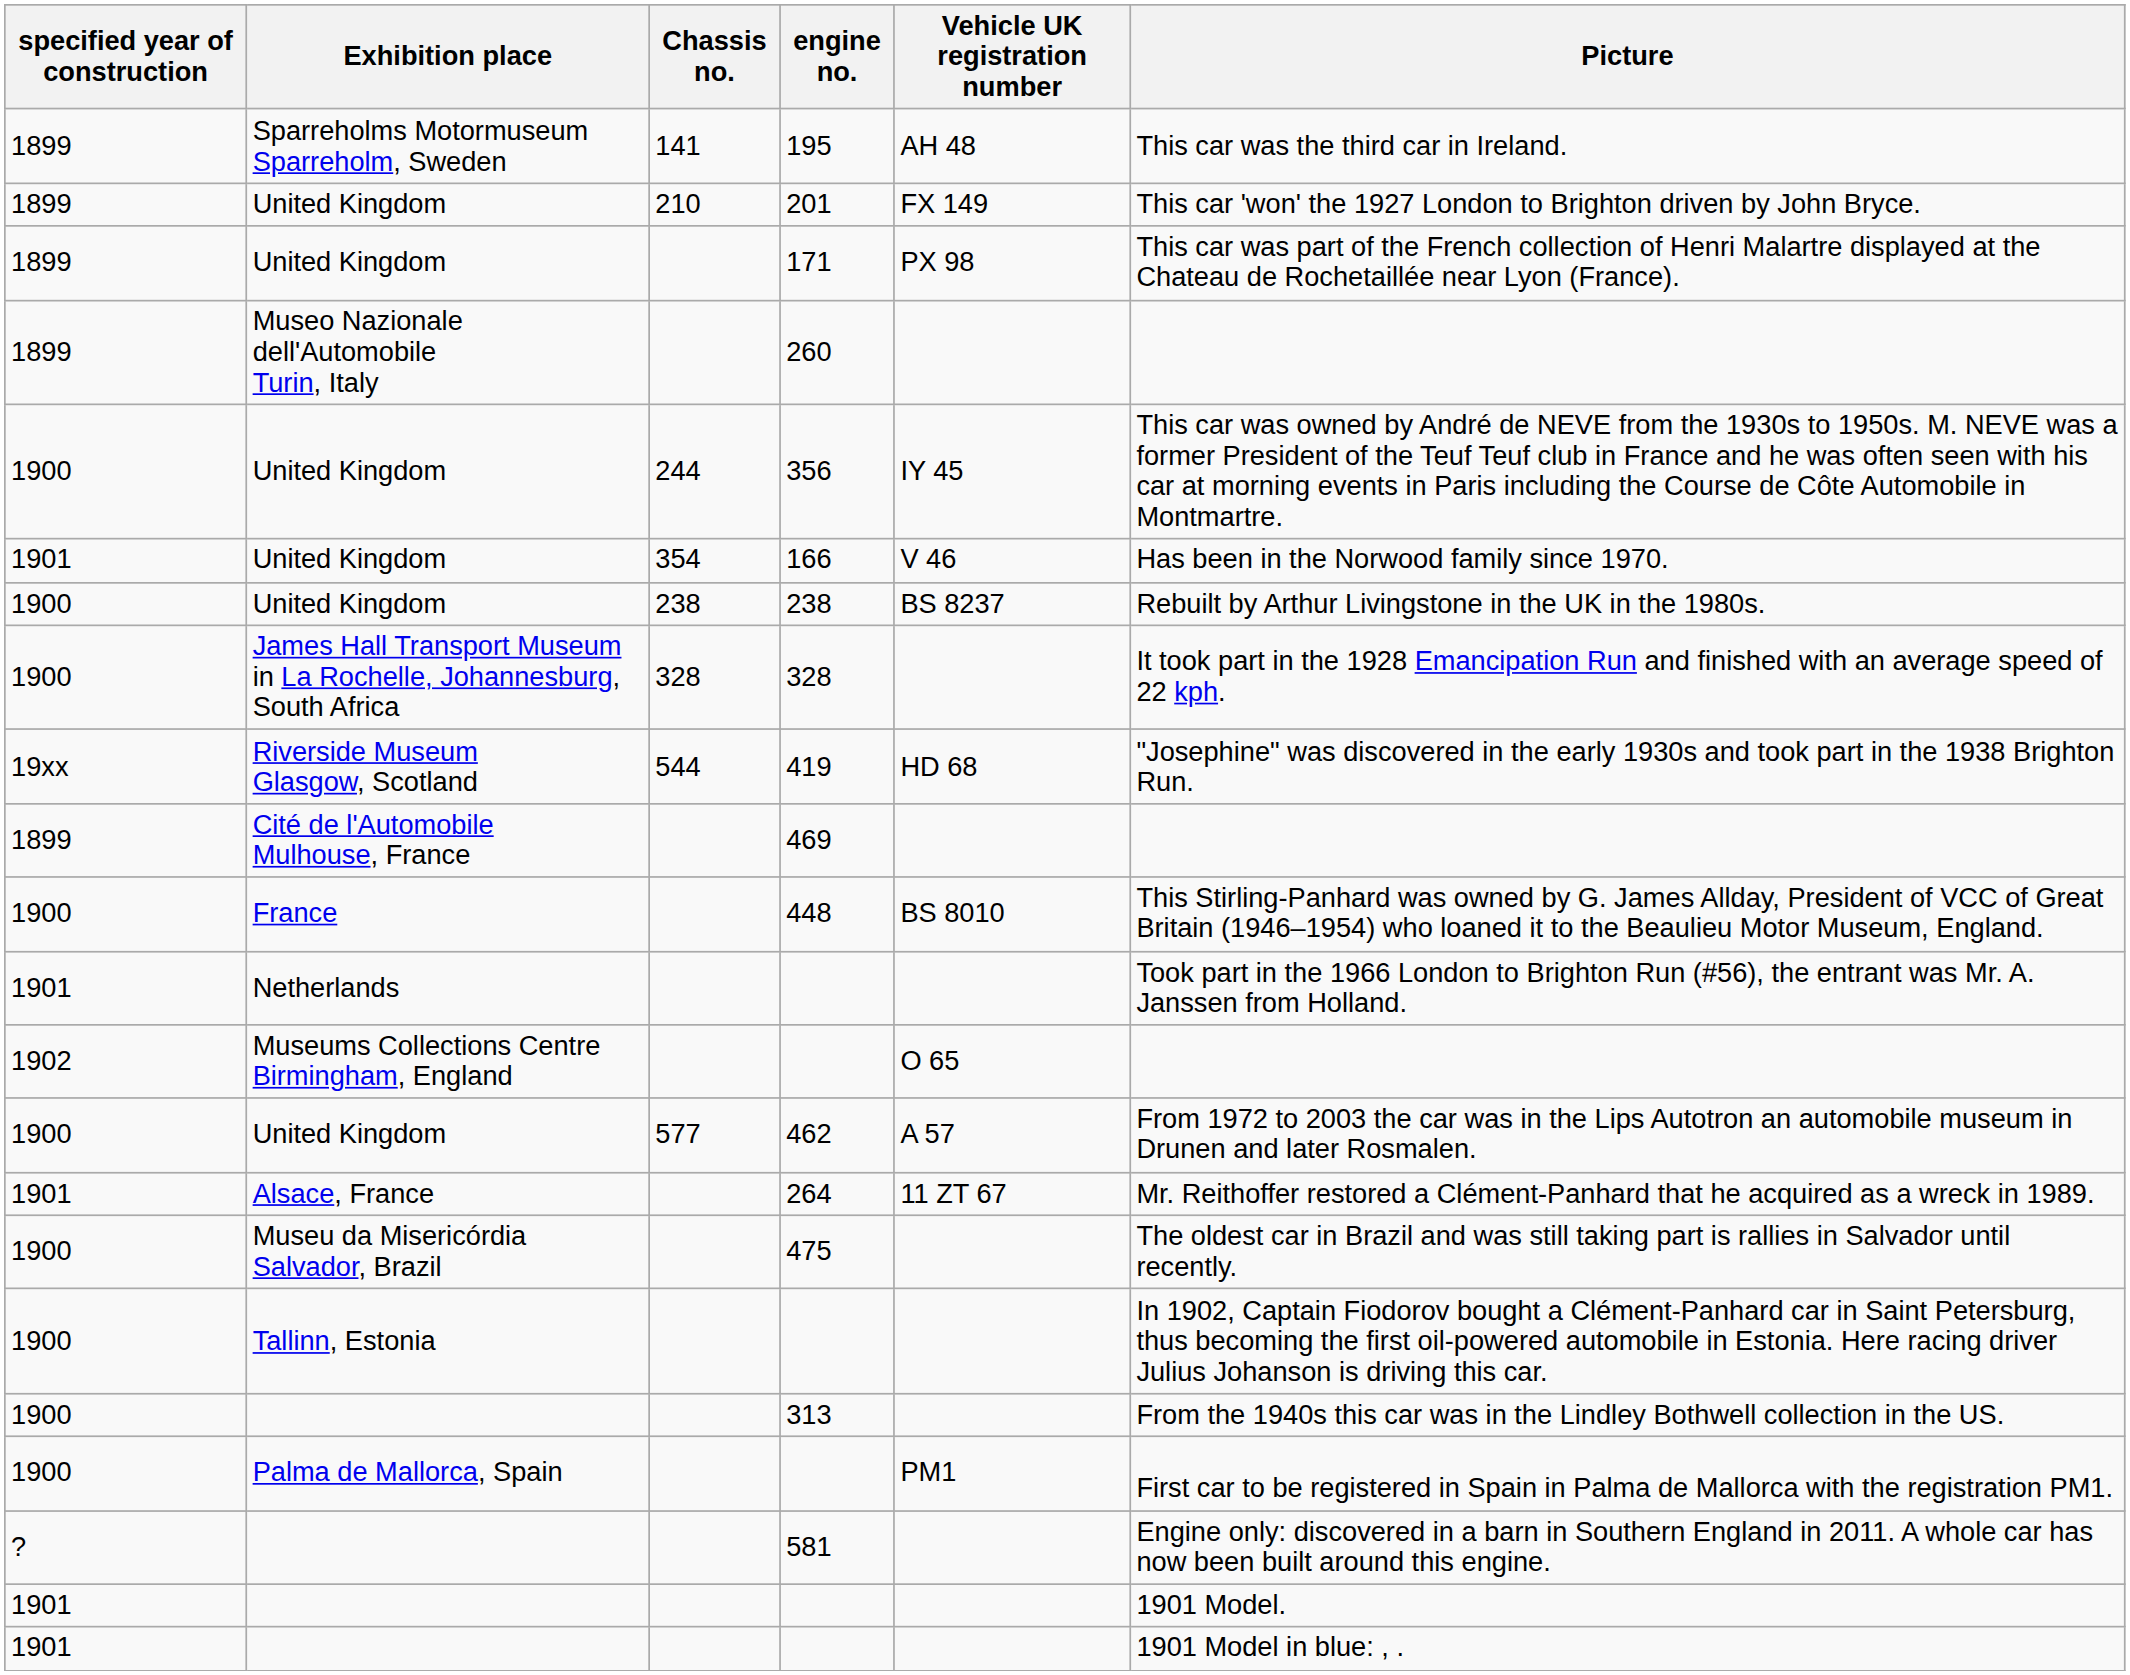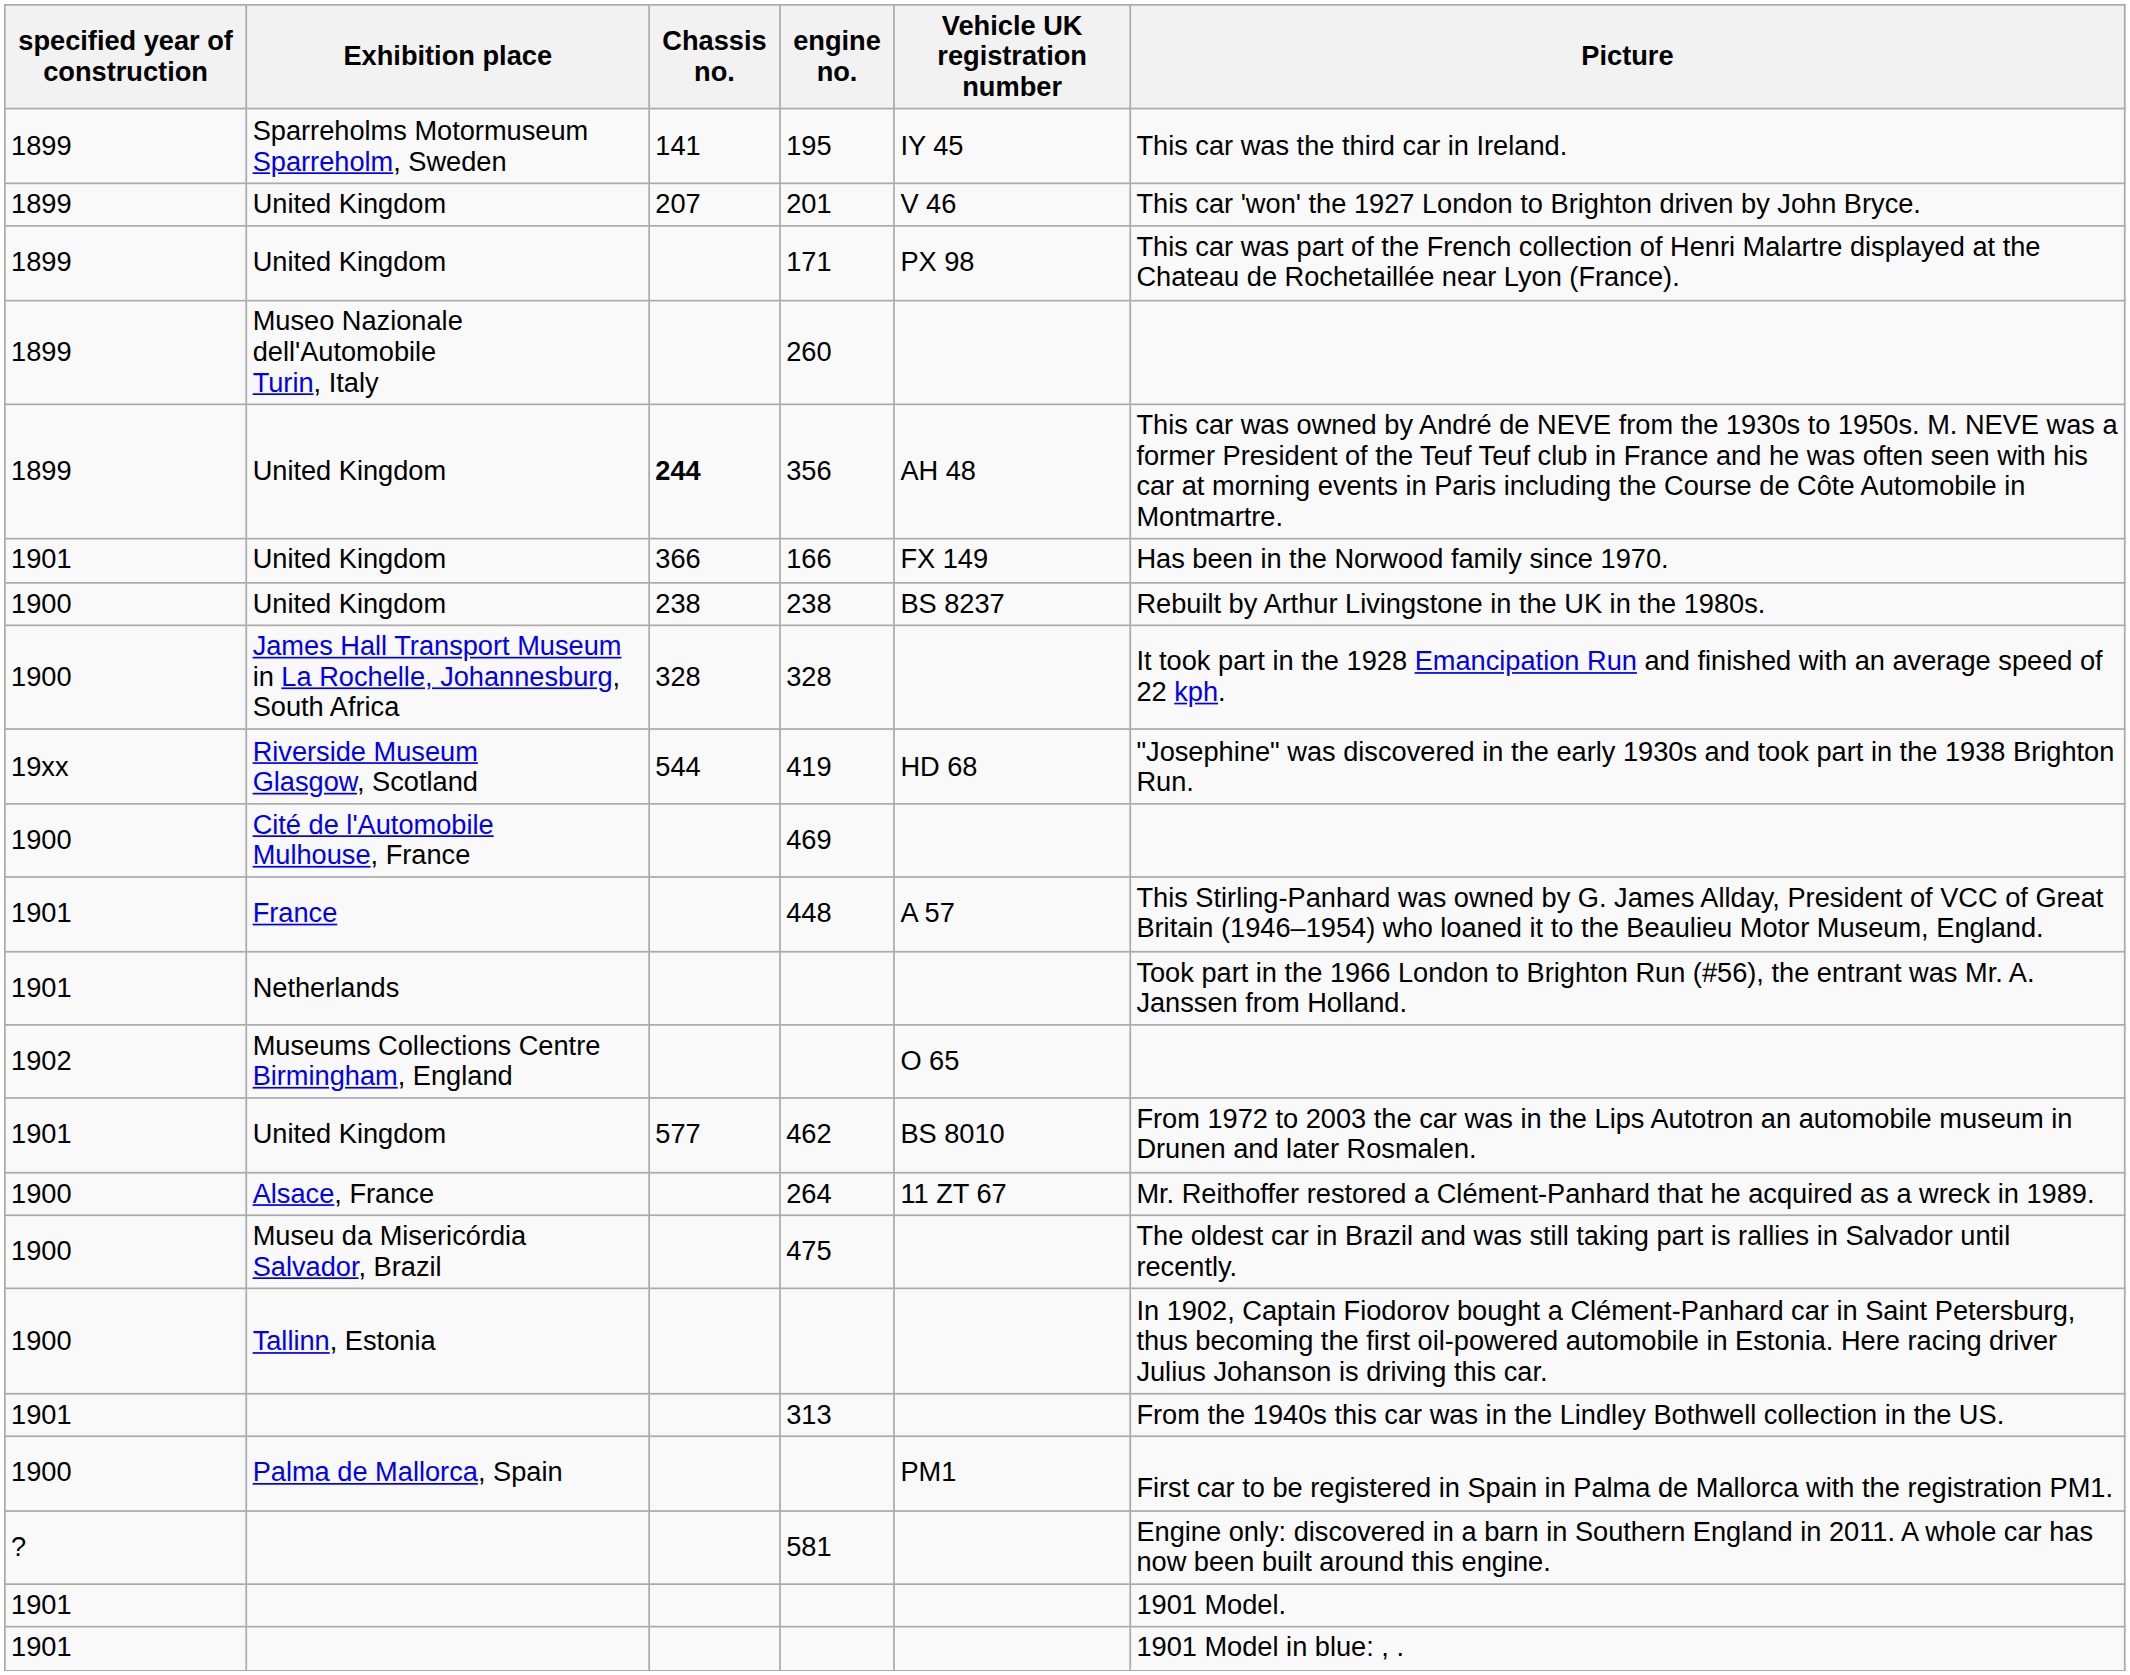(938, 145) AH 48 -> (932, 145) IY 45
(678, 204) 210 -> (678, 204) 207
(944, 204) FX 149 -> (928, 204) V 46
(41, 471) 1900 -> (41, 471) 1899
(678, 471) normal -> (678, 471) bold
(932, 471) IY 45 -> (938, 471) AH 48
(678, 560) 354 -> (678, 560) 366
(928, 560) V 46 -> (944, 560) FX 149
(41, 839) 1899 -> (41, 839) 1900
(41, 913) 1900 -> (41, 913) 1901
(953, 913) BS 8010 -> (928, 913) A 57
(41, 1134) 1900 -> (41, 1134) 1901
(928, 1134) A 57 -> (953, 1134) BS 8010
(41, 1193) 1901 -> (41, 1193) 1900
(41, 1414) 1900 -> (41, 1414) 1901
